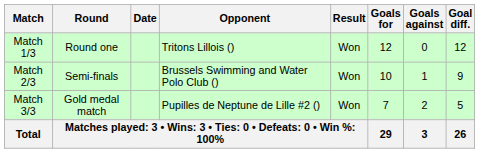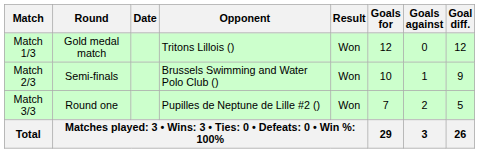(92, 47) Round one -> (92, 47) Gold medal match
(92, 105) Gold medal match -> (92, 105) Round one
